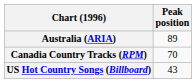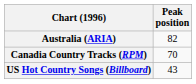(172, 39) 89 -> (172, 39) 82
